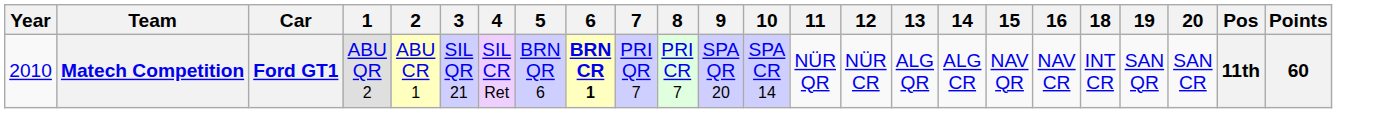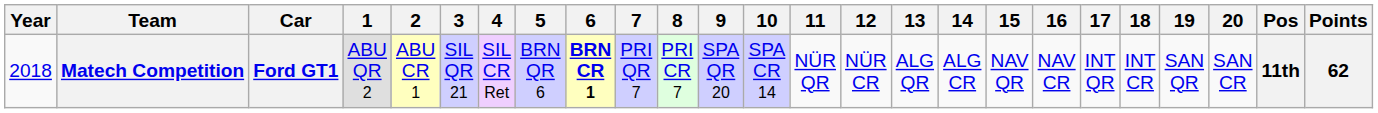+ column: (1100, 19)
(31, 71) 2010 -> (31, 71) 2018
(1298, 71) 60 -> (1338, 71) 62
